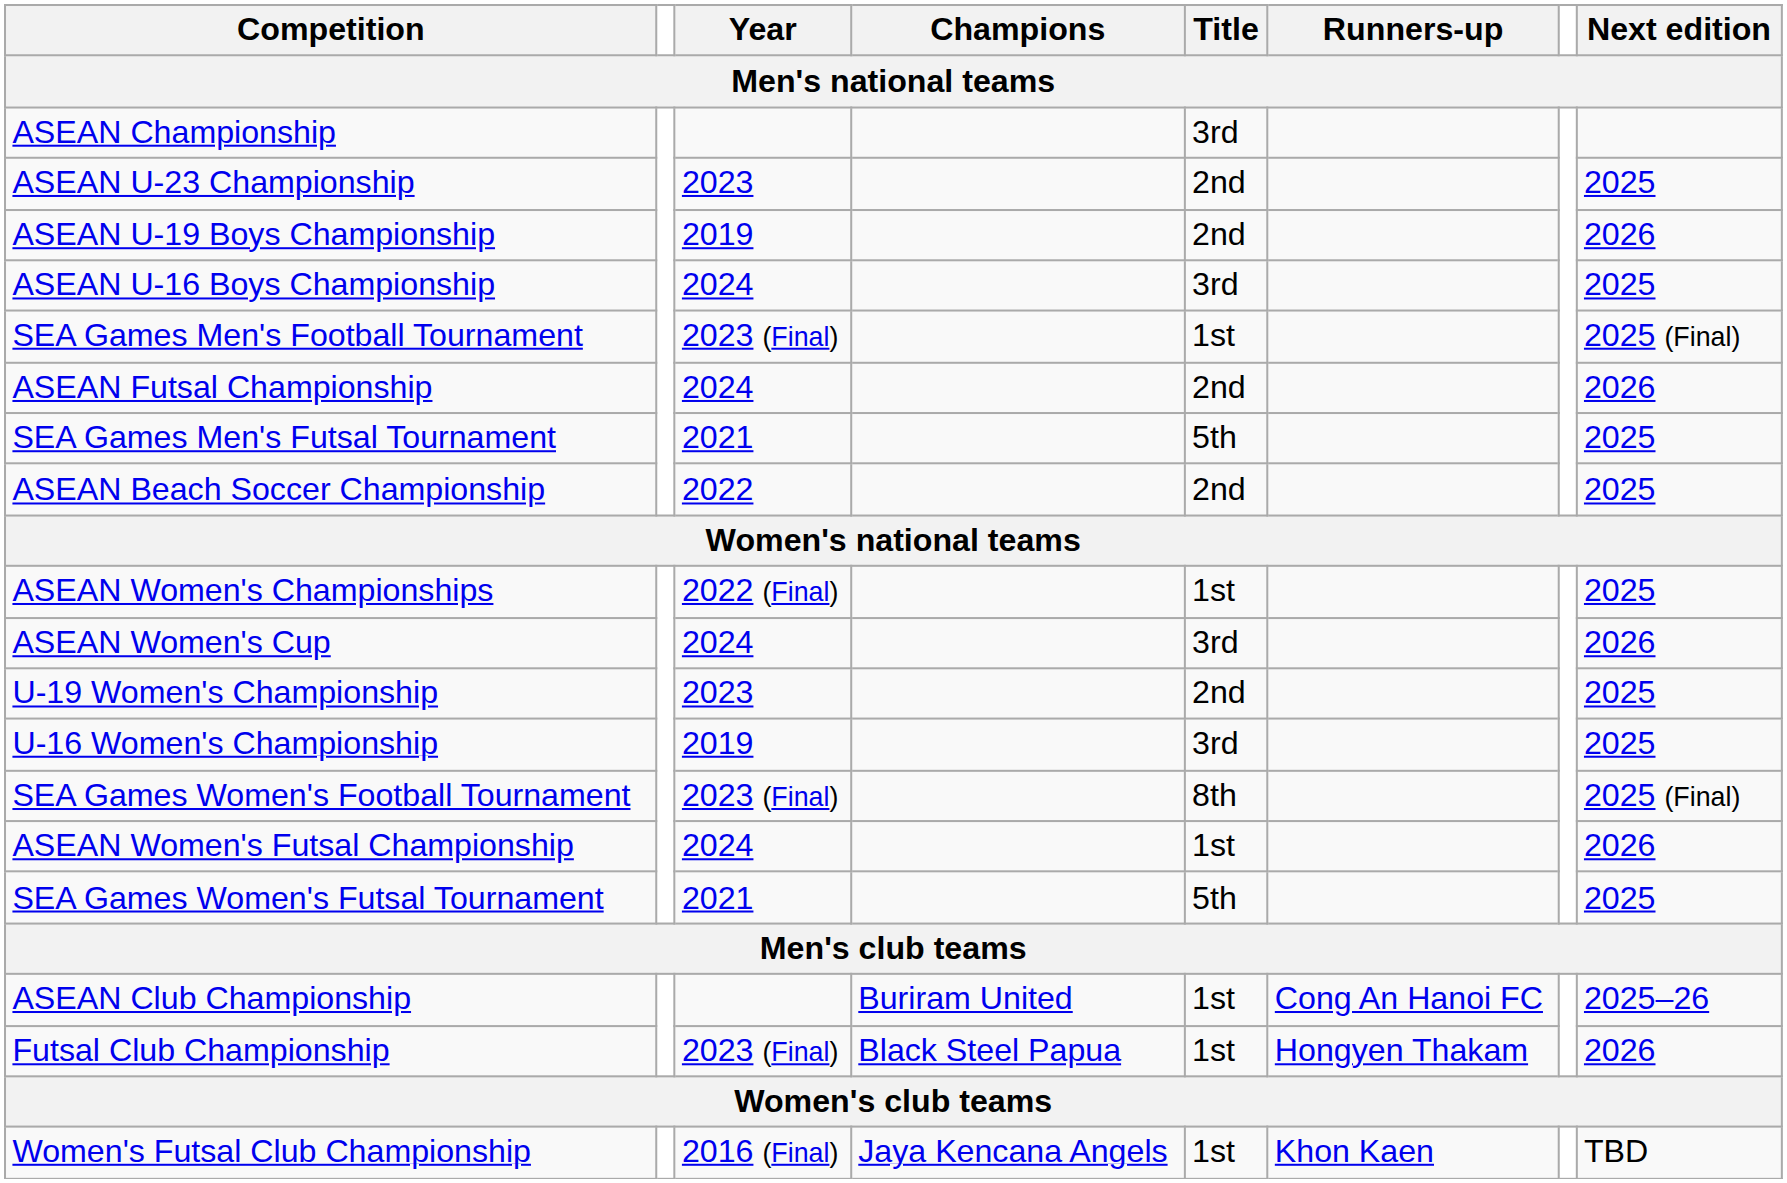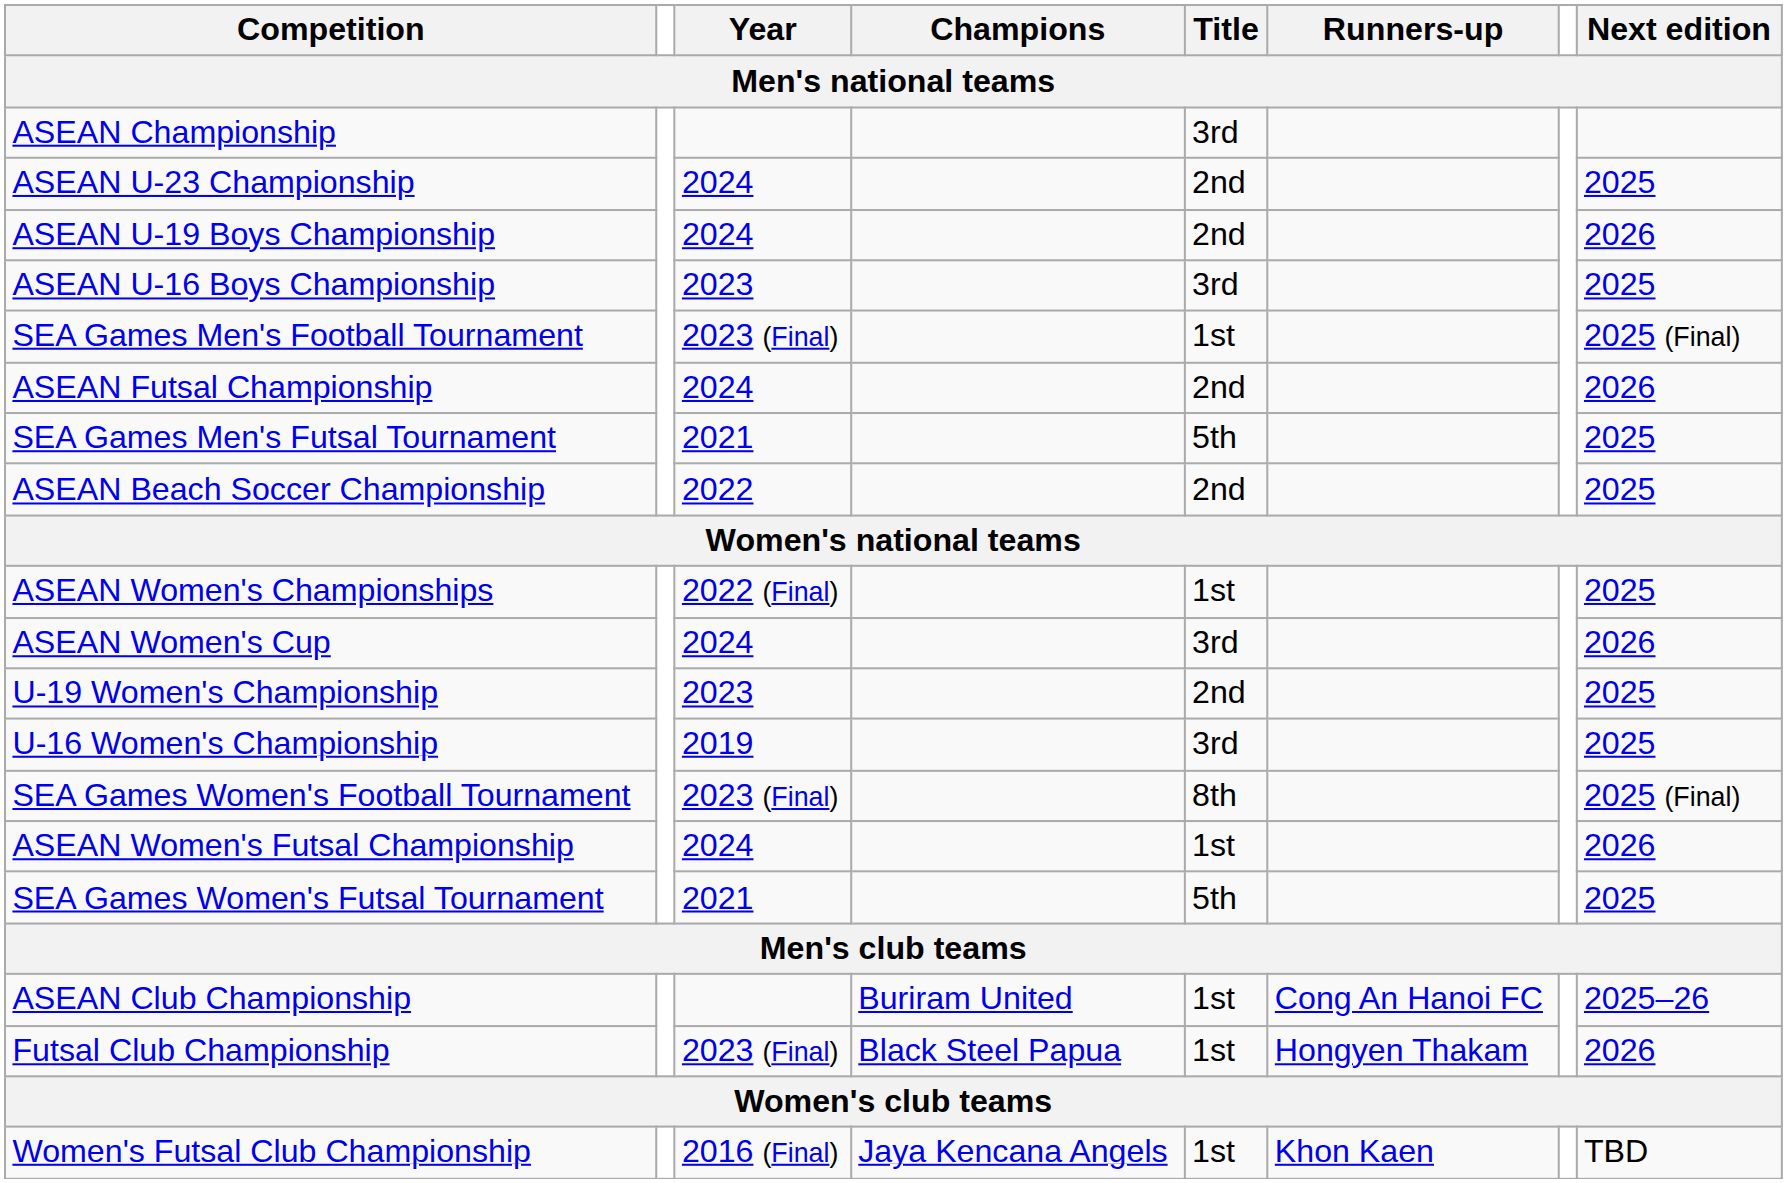(718, 183) 2023 -> (718, 183) 2024
(718, 234) 2019 -> (718, 234) 2024
(718, 285) 2024 -> (718, 285) 2023
